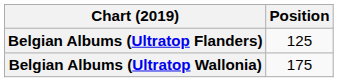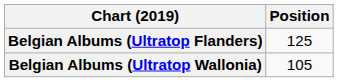(299, 64) 175 -> (299, 64) 105
